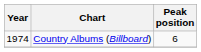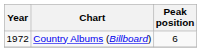(18, 39) 1974 -> (18, 39) 1972
